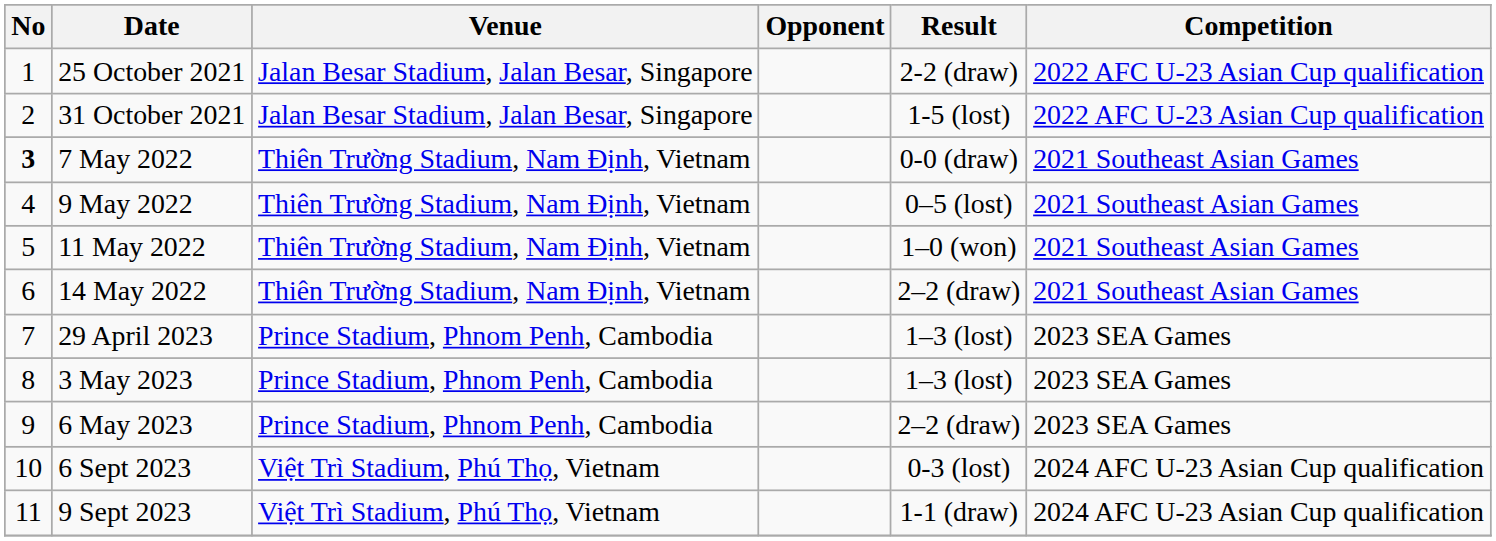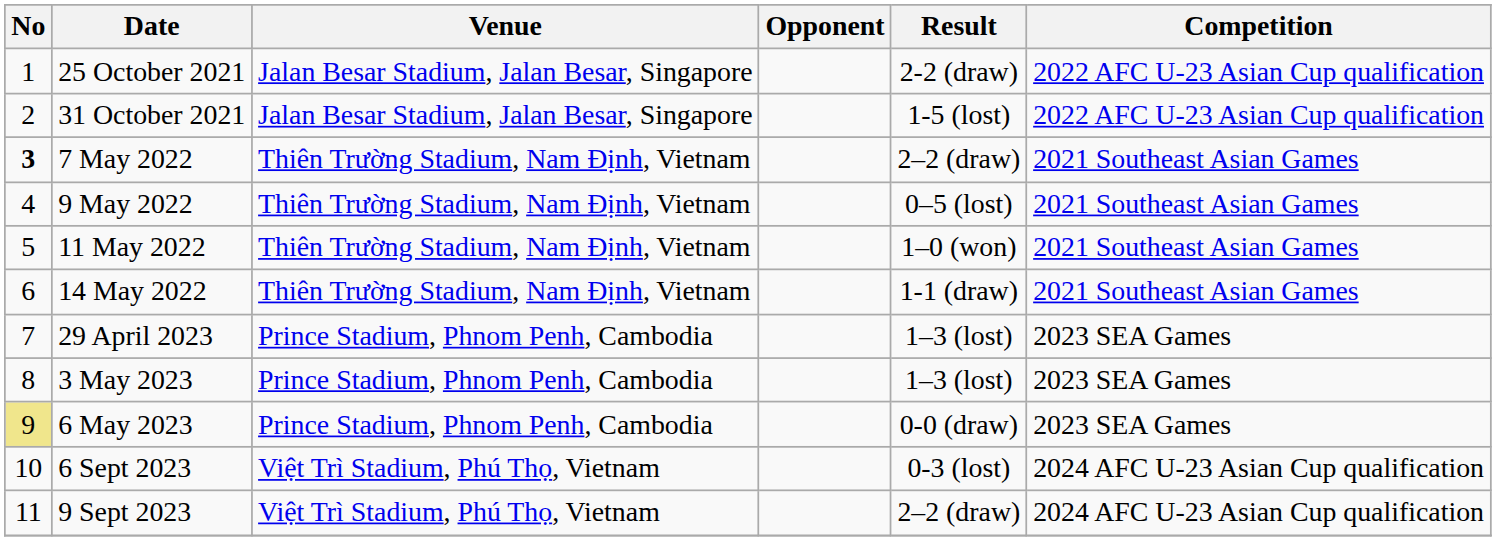(959, 159) 0-0 (draw) -> (959, 159) 2–2 (draw)
(959, 291) 2–2 (draw) -> (959, 291) 1-1 (draw)
(28, 423) no background -> (28, 423) khaki background
(959, 423) 2–2 (draw) -> (959, 423) 0-0 (draw)
(959, 512) 1-1 (draw) -> (959, 512) 2–2 (draw)
